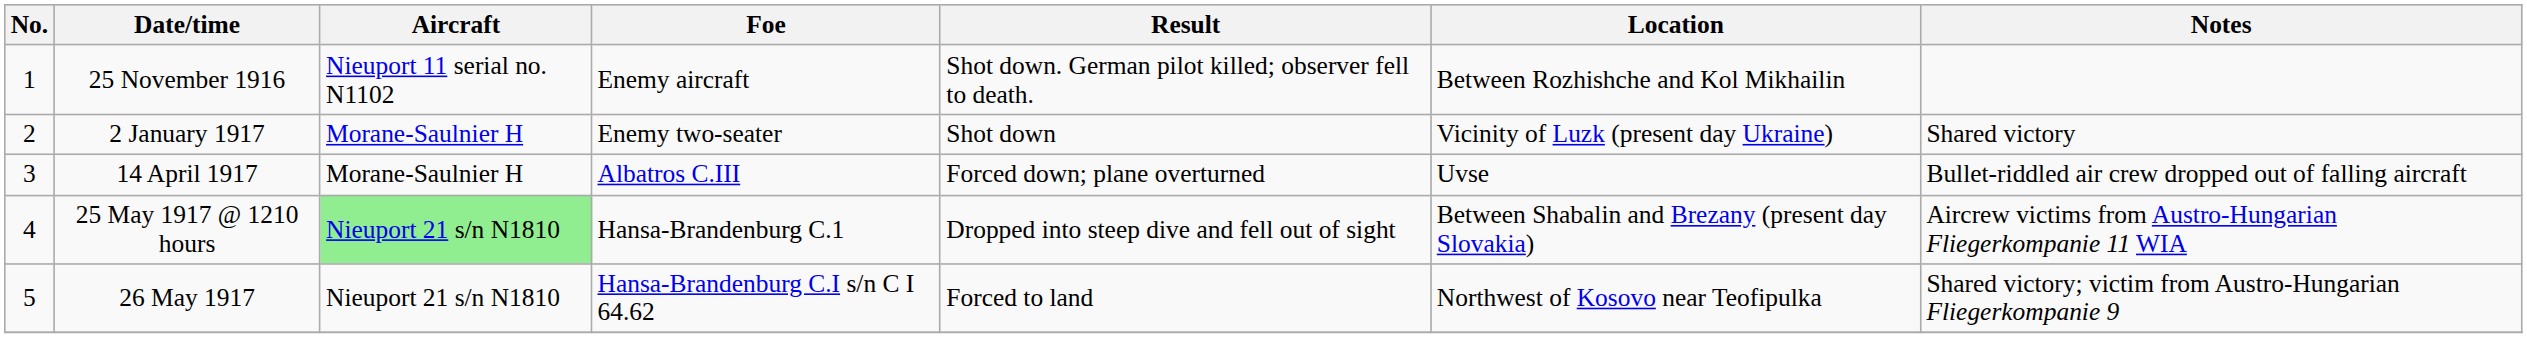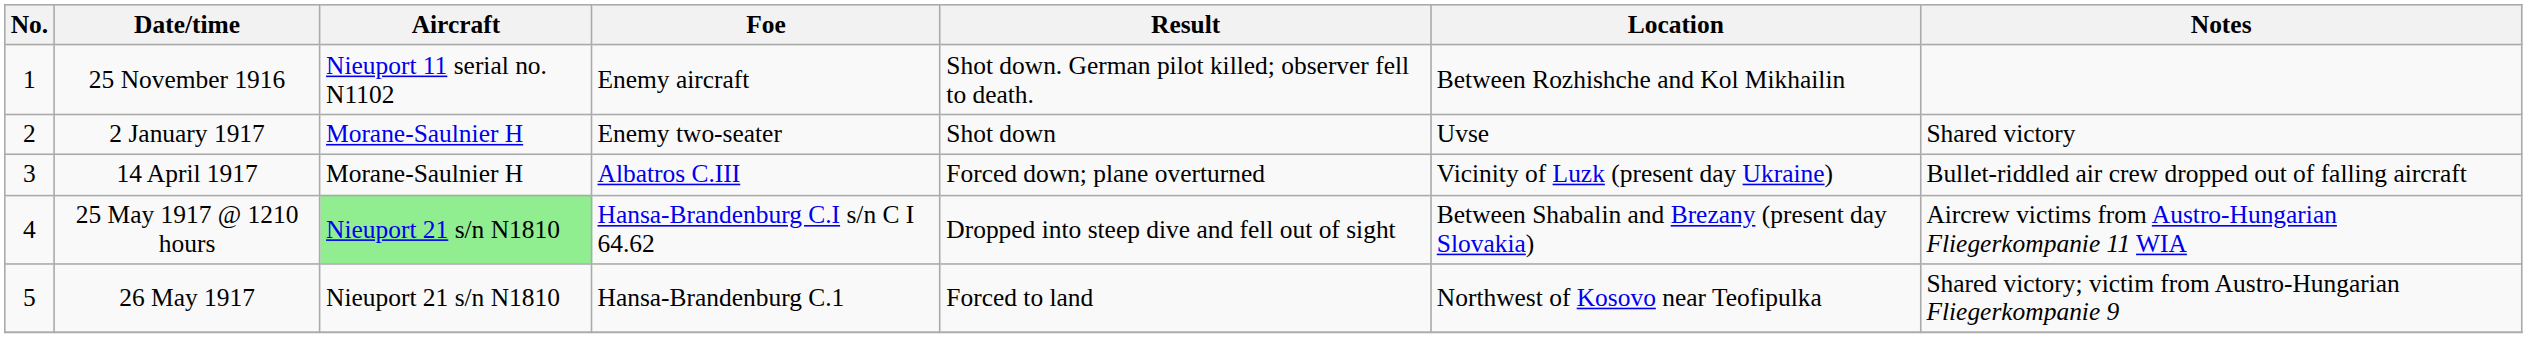(1635, 133) Vicinity of Luzk (present day Ukraine) -> (1463, 133) Uvse
(1463, 174) Uvse -> (1635, 174) Vicinity of Luzk (present day Ukraine)
(721, 228) Hansa-Brandenburg C.1 -> (756, 228) Hansa-Brandenburg C.I s/n C I 64.62
(756, 297) Hansa-Brandenburg C.I s/n C I 64.62 -> (721, 297) Hansa-Brandenburg C.1
